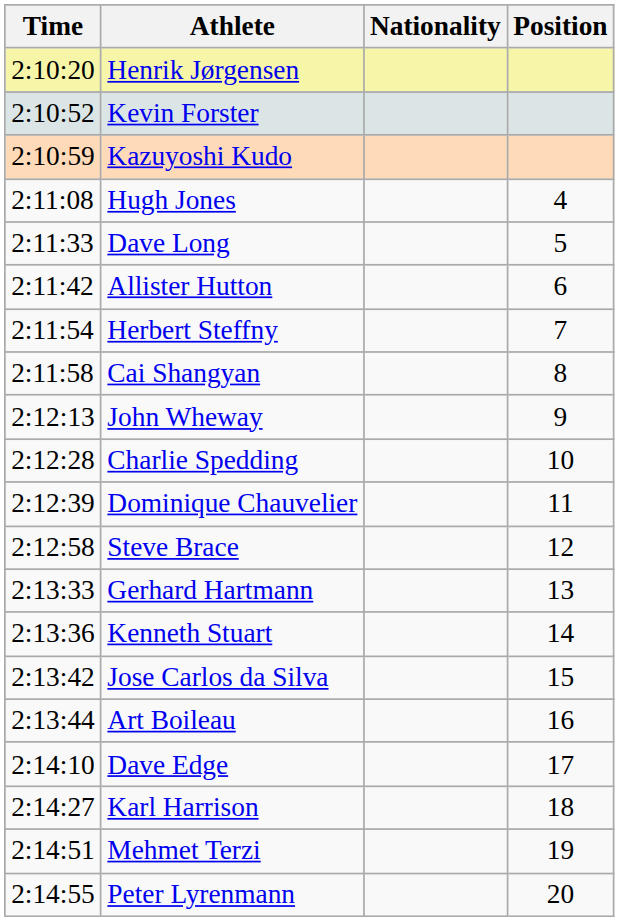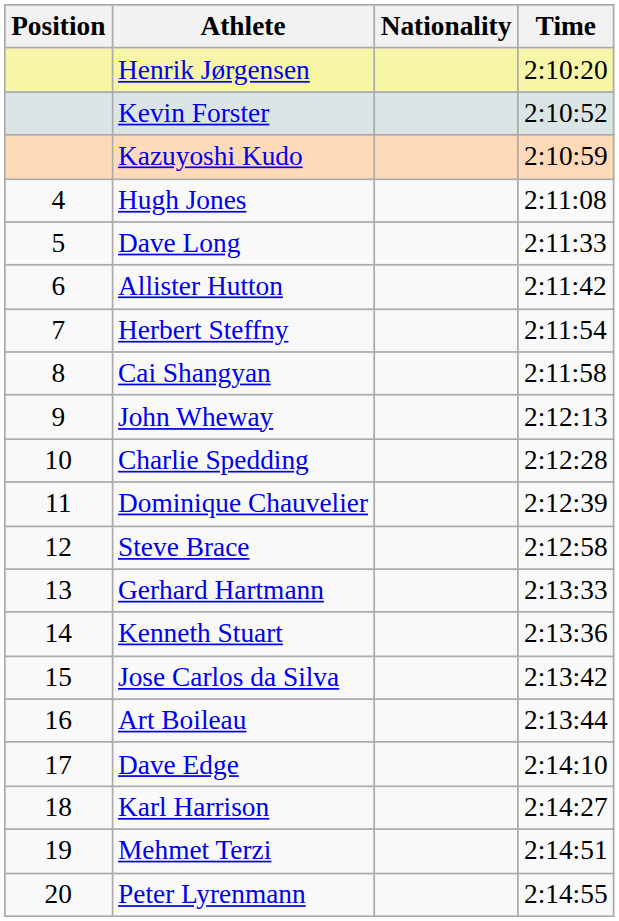columns swapped: (560, 26) <-> (53, 26)
